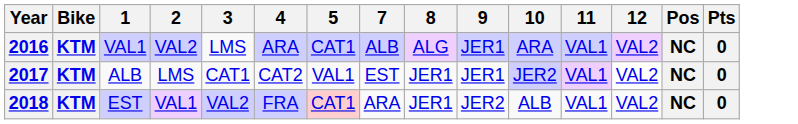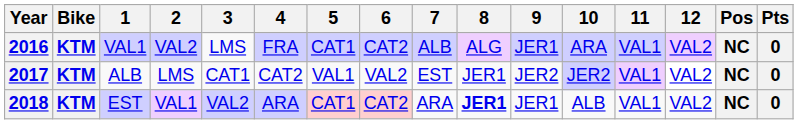+ column: (386, 18)
(280, 47) ARA -> (280, 47) FRA
(483, 75) JER1 -> (537, 75) JER2
(280, 103) FRA -> (280, 103) ARA
(431, 103) normal -> (484, 103) bold
(483, 103) JER2 -> (537, 103) JER1
